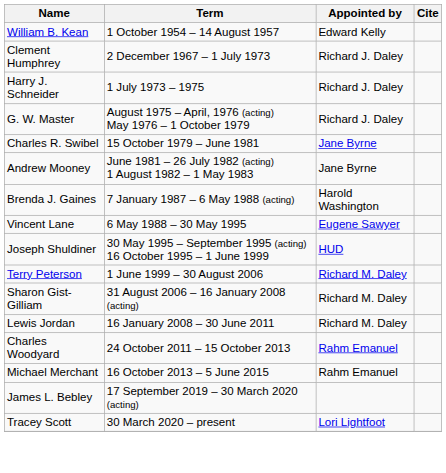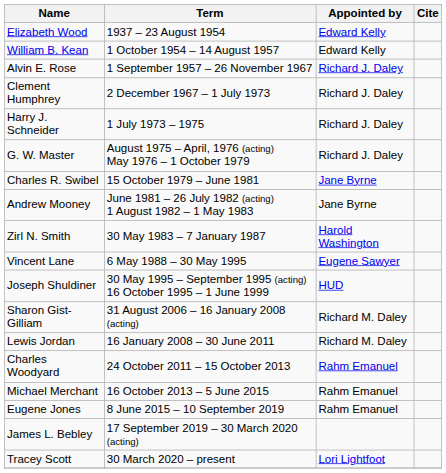+ row: (47, 31)
+ row: (42, 68)
+ row: (39, 236)
- row: (52, 199)
- row: (44, 274)
+ row: (44, 409)
